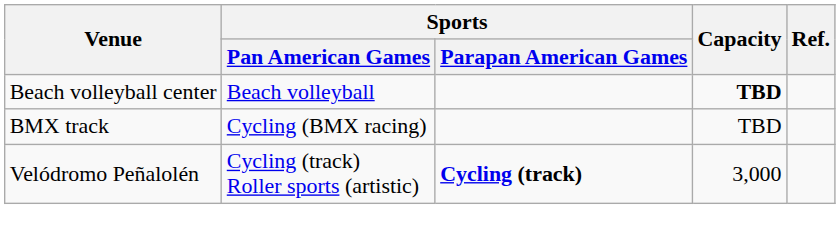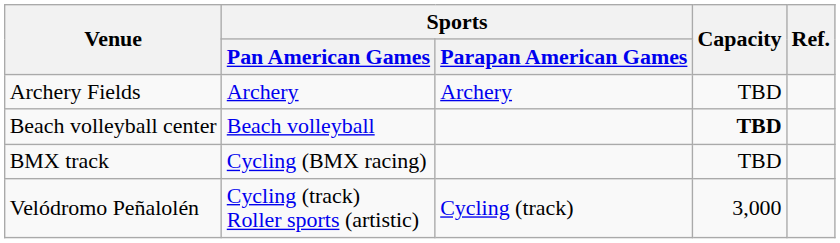+ row: (75, 91)
(511, 173) bold -> (507, 208) normal
